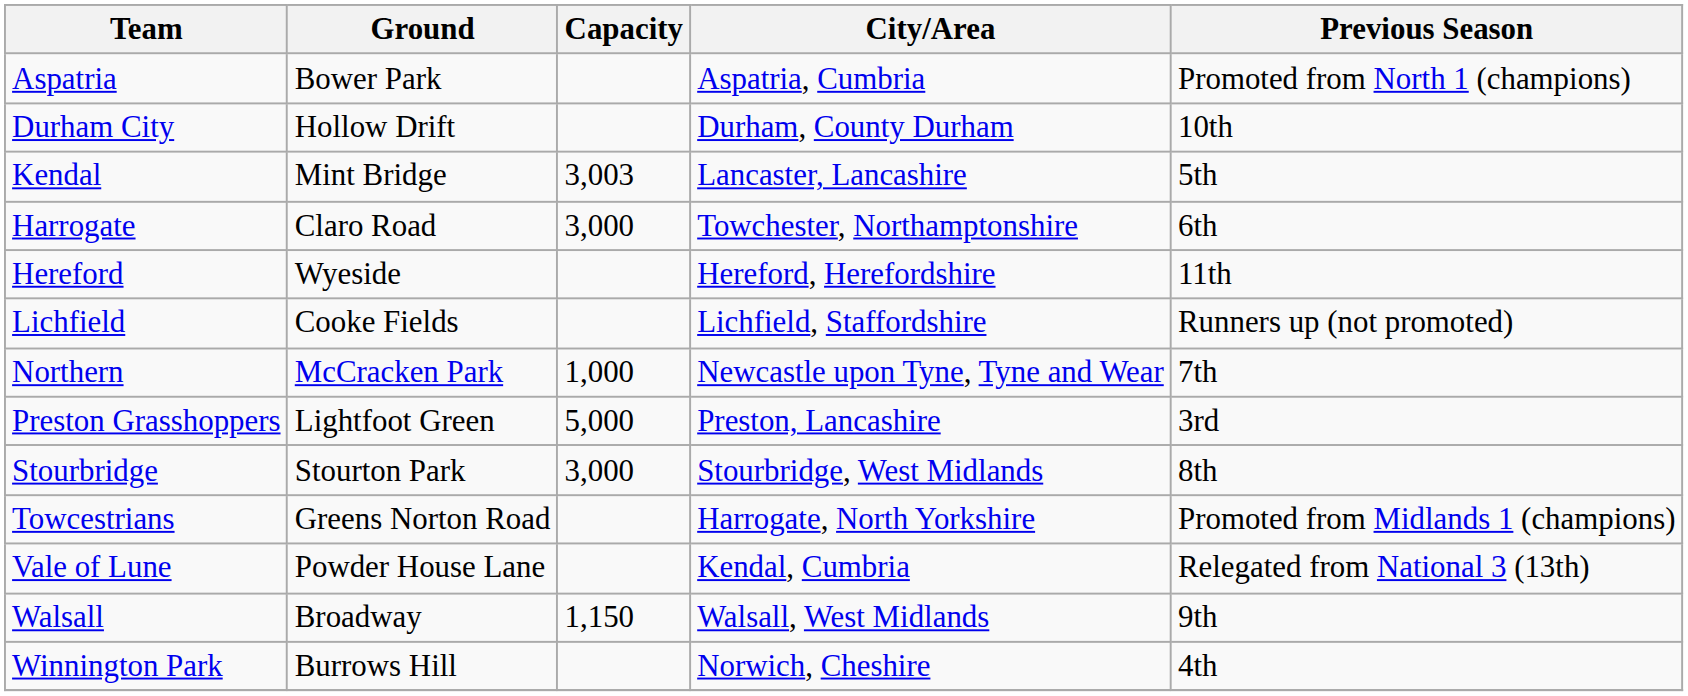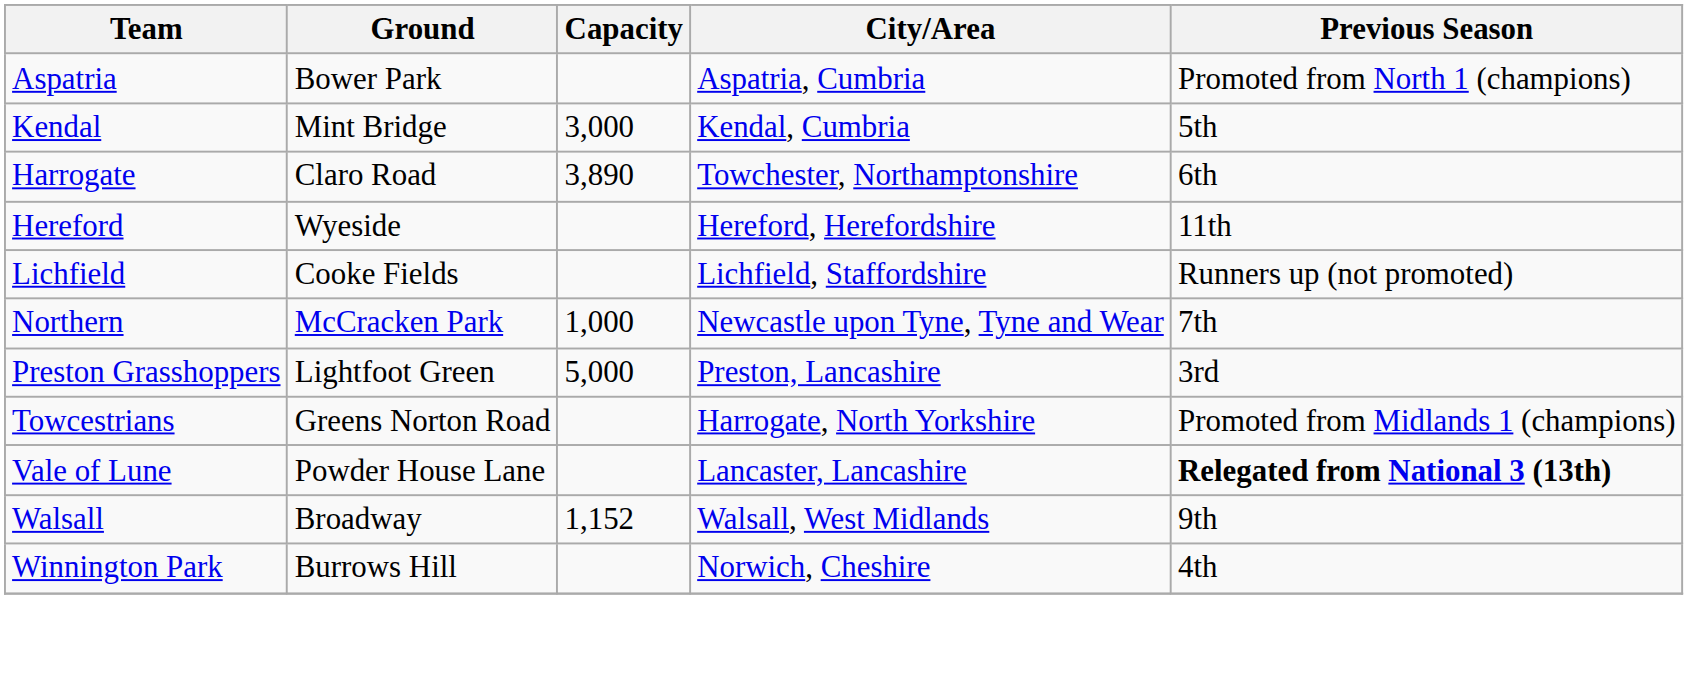- row: (93, 126)
(599, 175) 3,003 -> (599, 126) 3,000
(832, 175) Lancaster, Lancashire -> (804, 126) Kendal, Cumbria
(599, 224) 3,000 -> (599, 175) 3,890
- row: (85, 469)
(804, 567) Kendal, Cumbria -> (832, 469) Lancaster, Lancashire
(1384, 567) normal -> (1395, 469) bold
(599, 616) 1,150 -> (599, 518) 1,152
